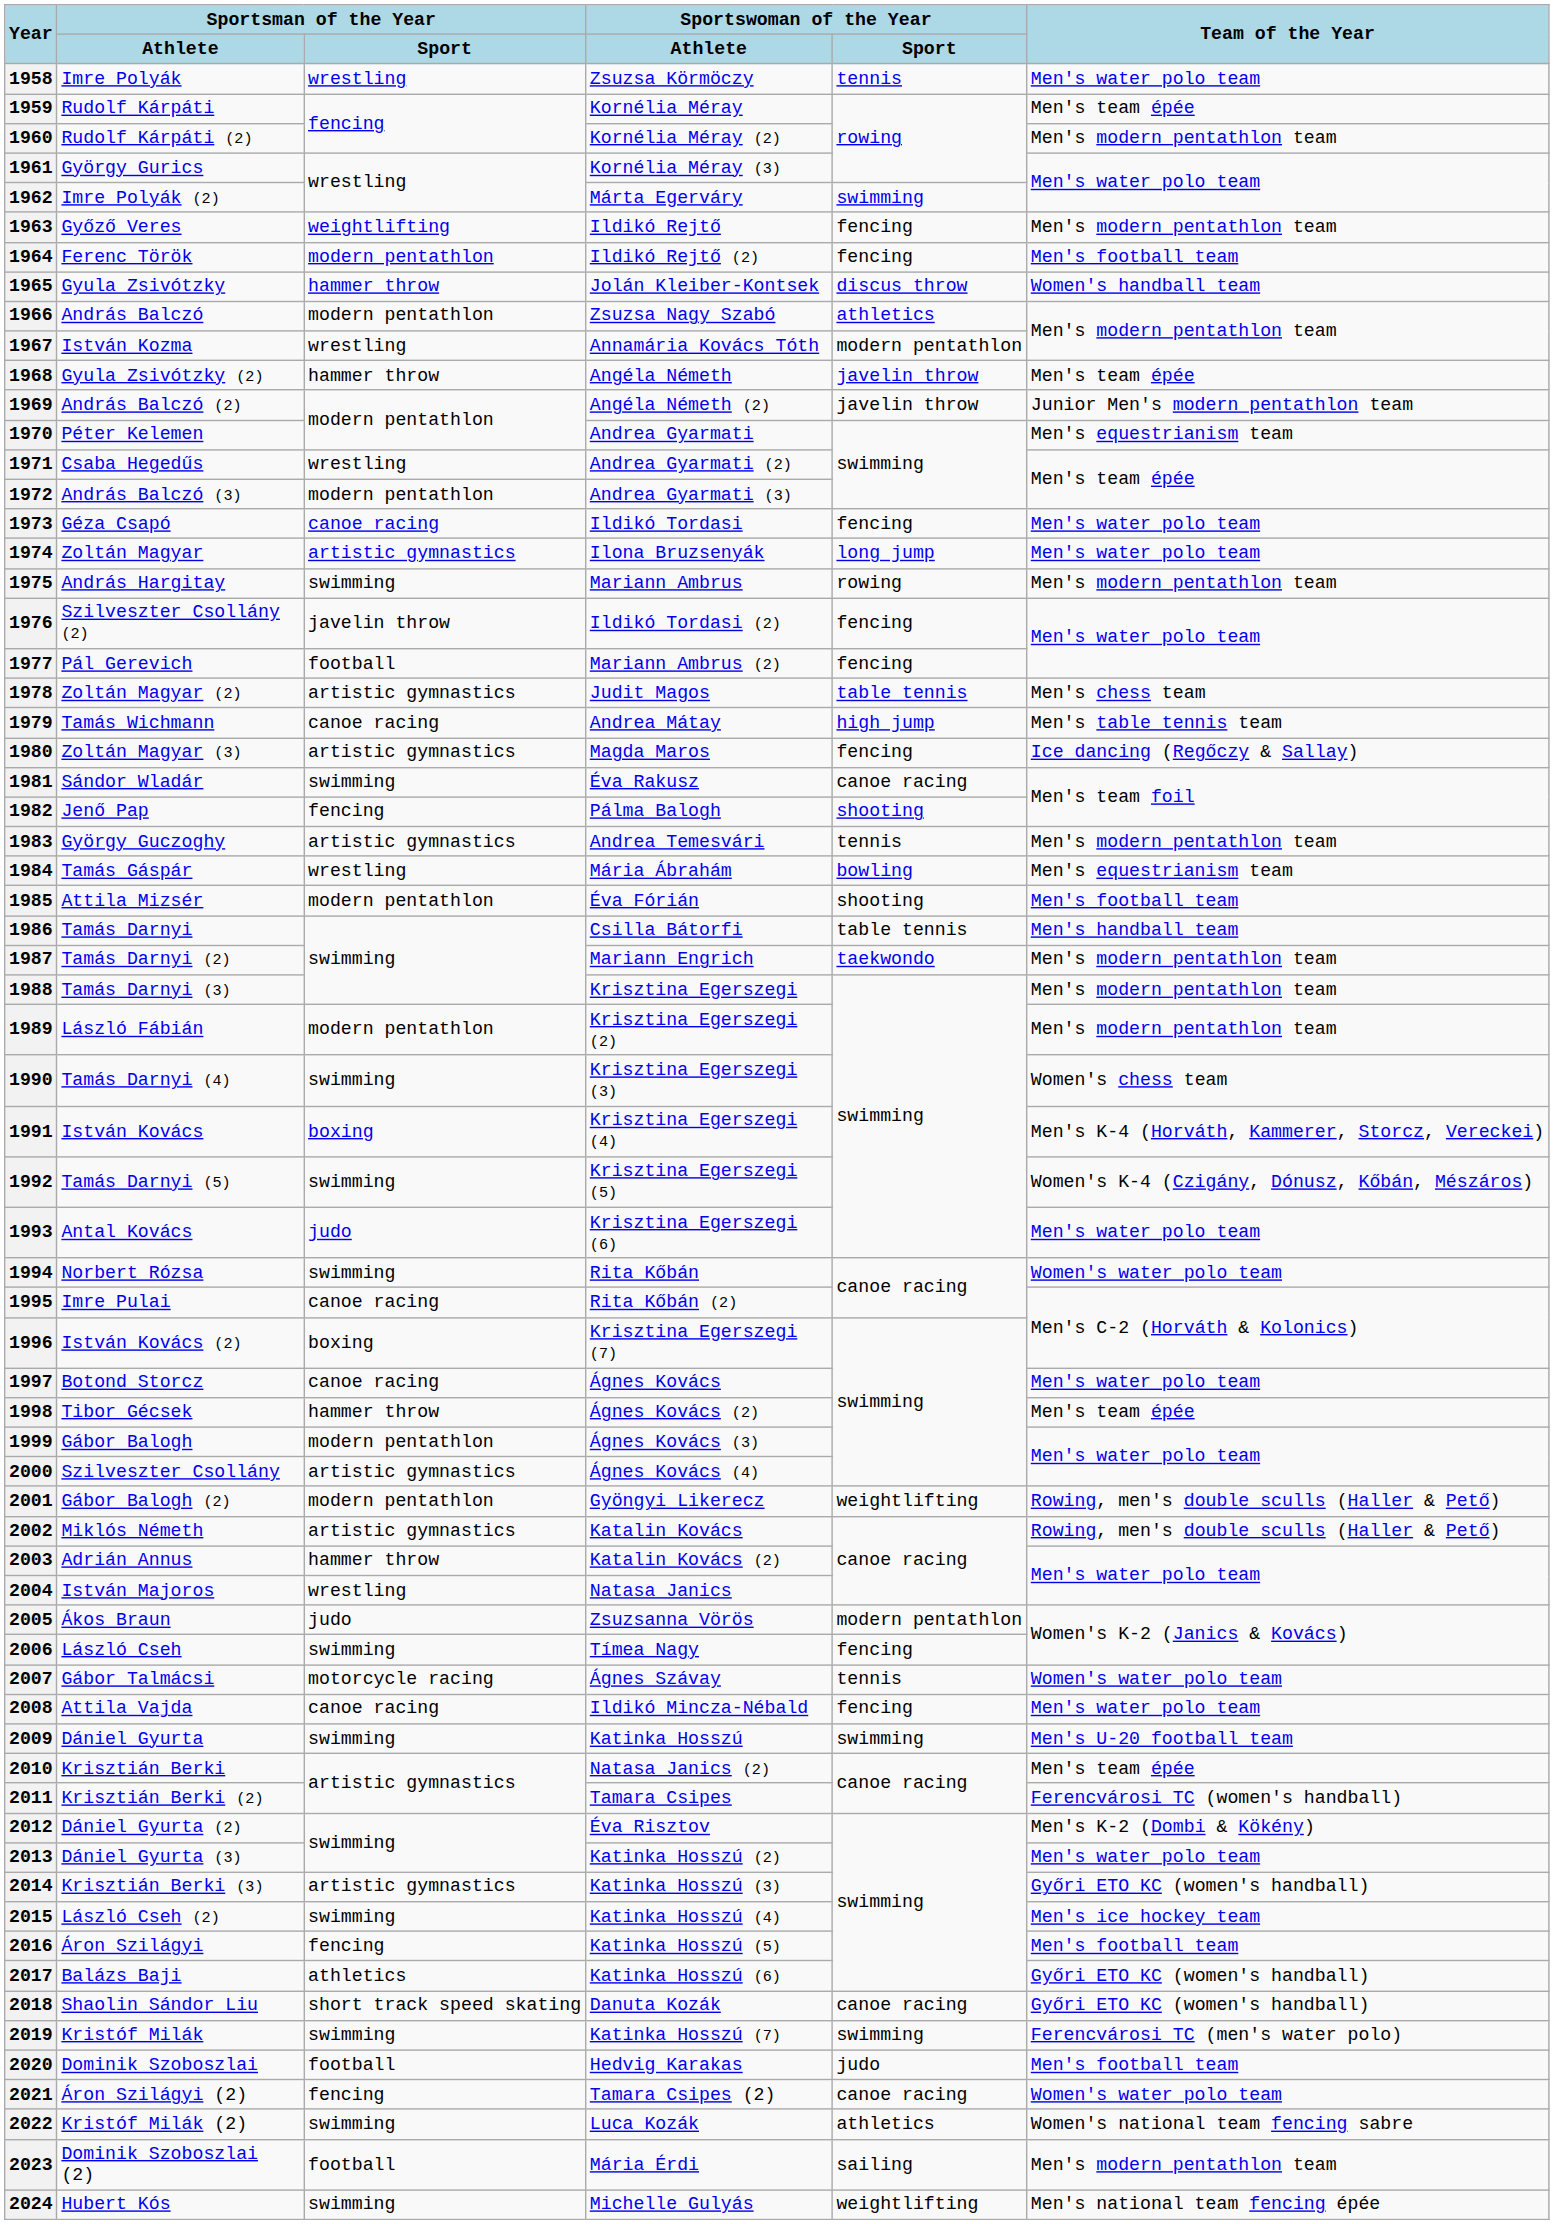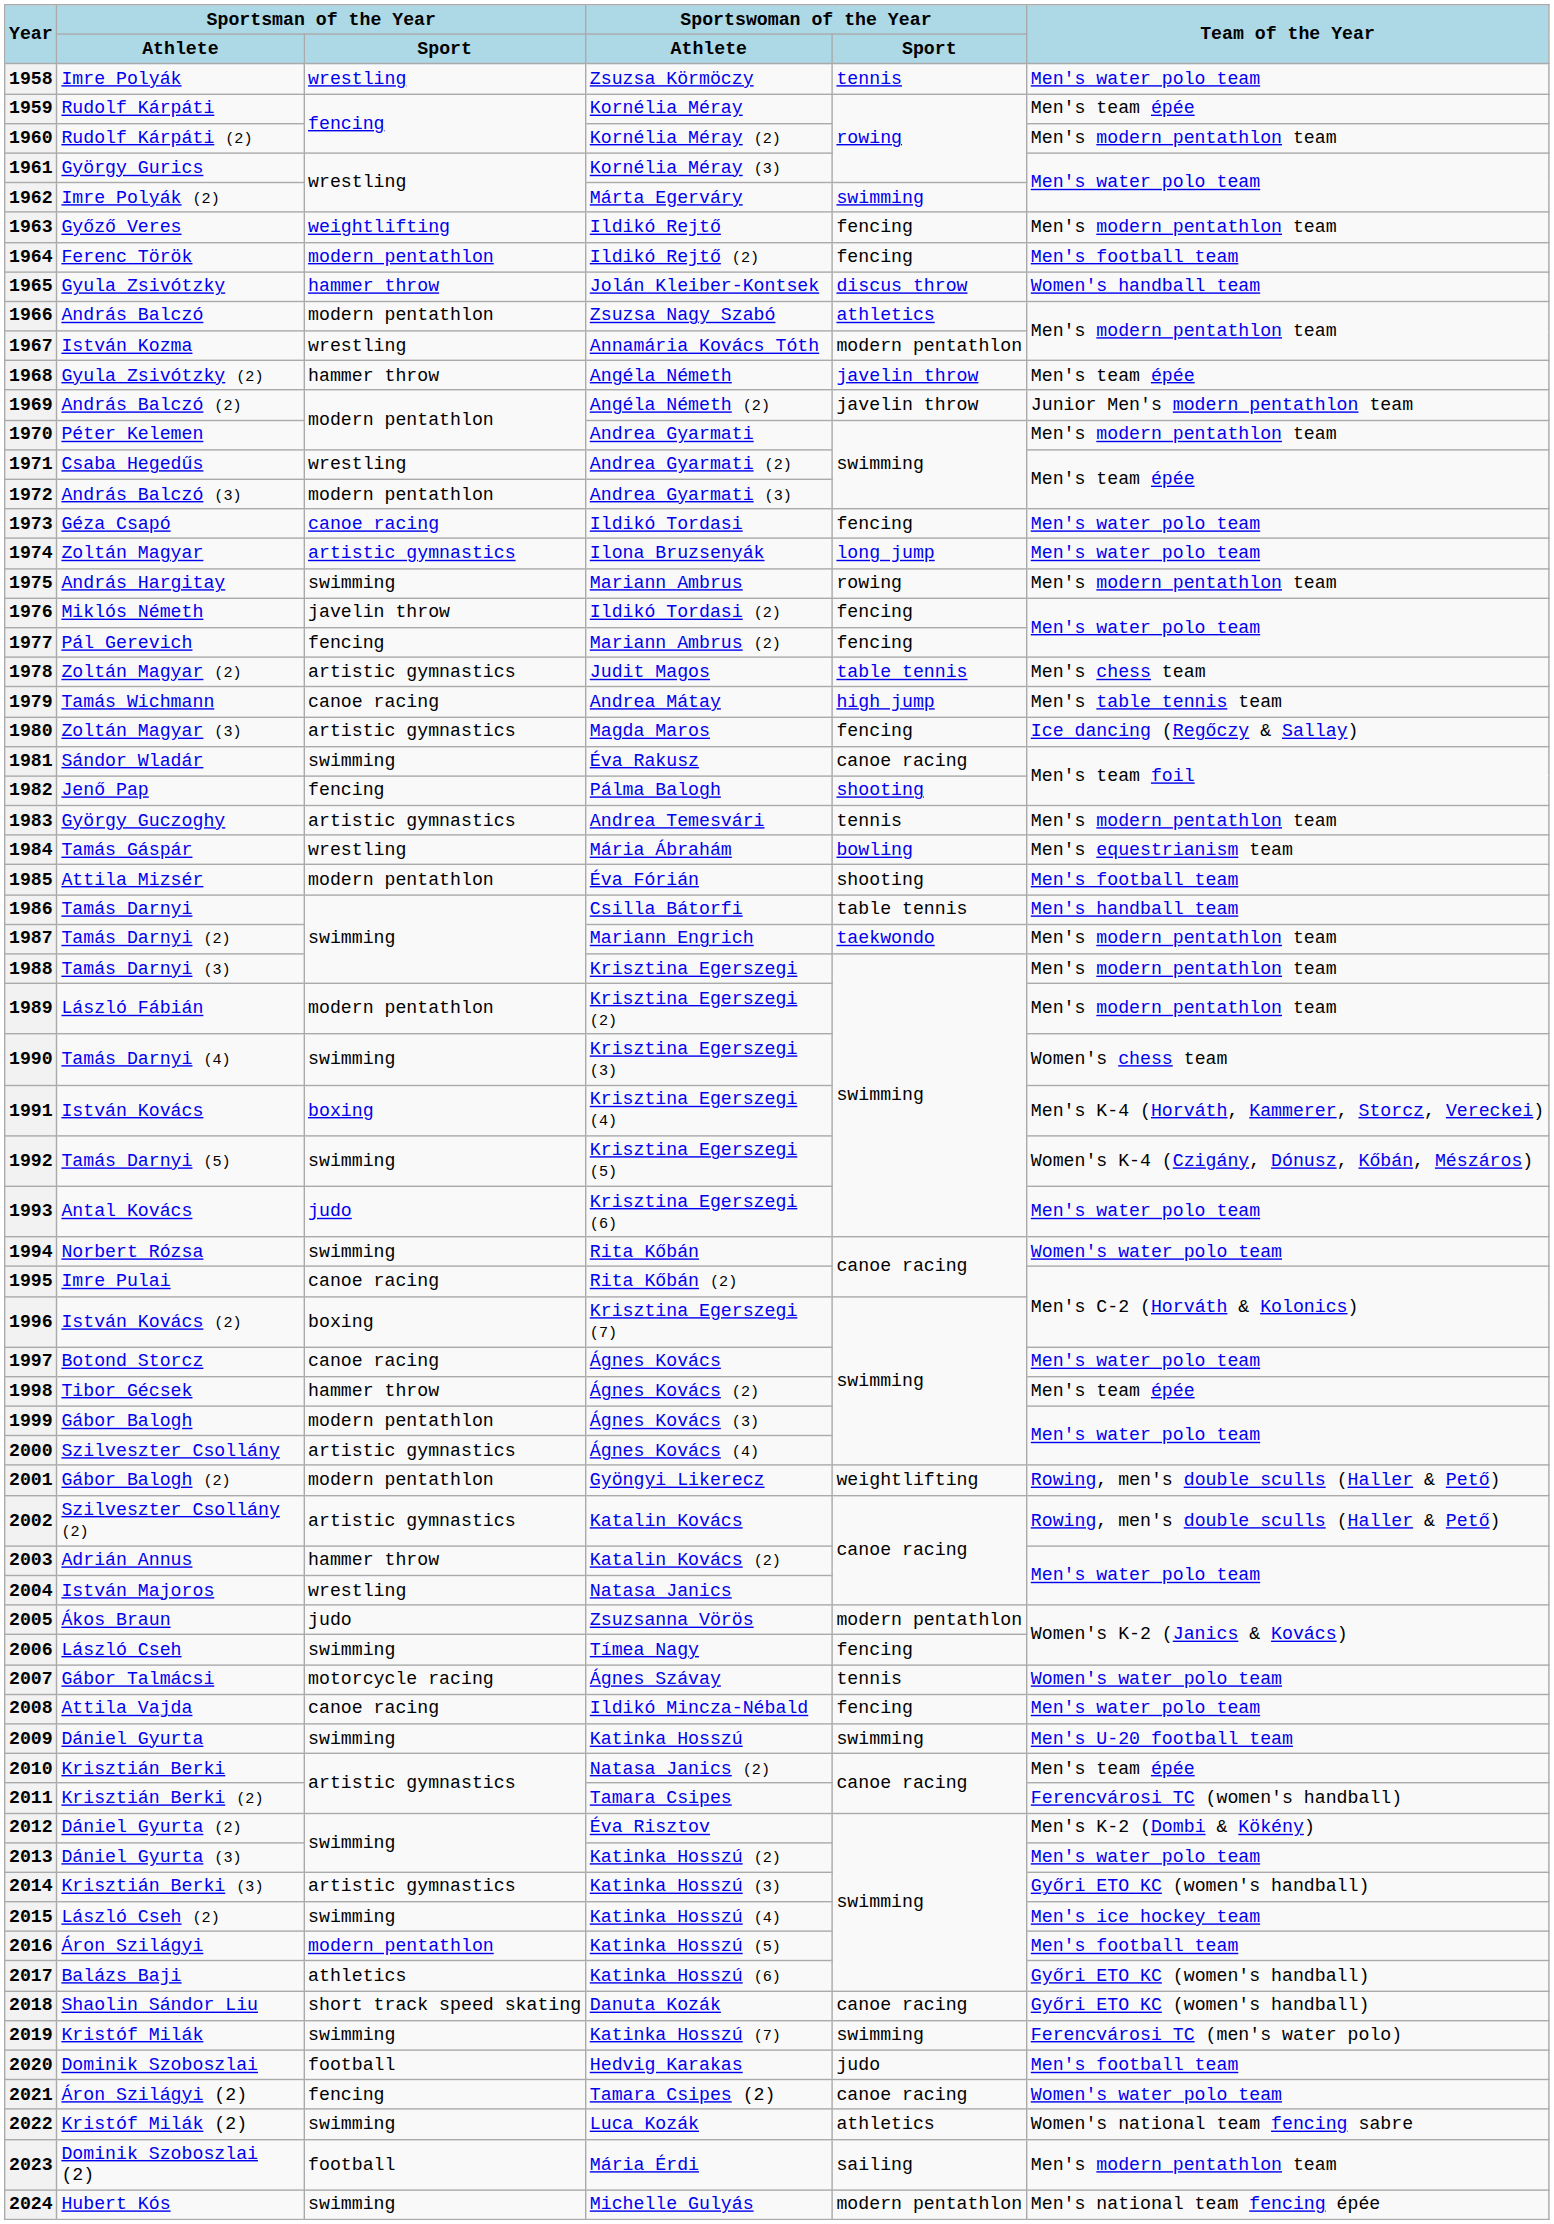(1162, 435) Men's equestrianism team -> (1184, 435) Men's modern pentathlon team
(171, 623) Szilveszter Csollány (2) -> (132, 613) Miklós Németh
(352, 663) football -> (346, 642) fencing
(132, 1531) Miklós Németh -> (171, 1520) Szilveszter Csollány (2)
(346, 1946) fencing -> (401, 1946) modern pentathlon
(907, 2205) weightlifting -> (929, 2205) modern pentathlon
